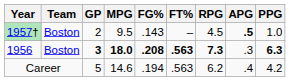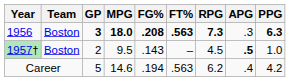rows swapped: (20, 50) <-> (23, 32)
